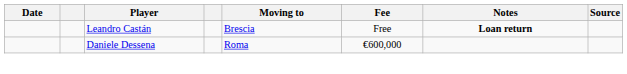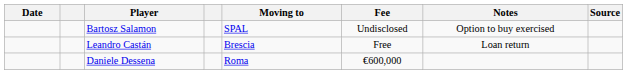+ row: (121, 28)
(505, 28) bold -> (505, 45) normal
